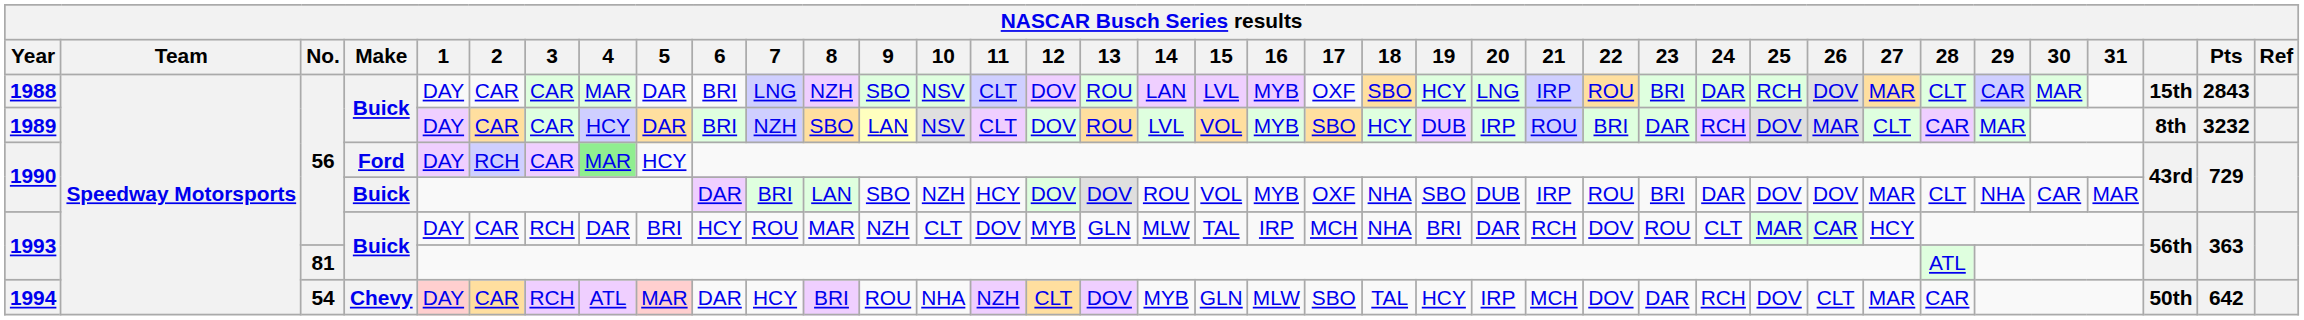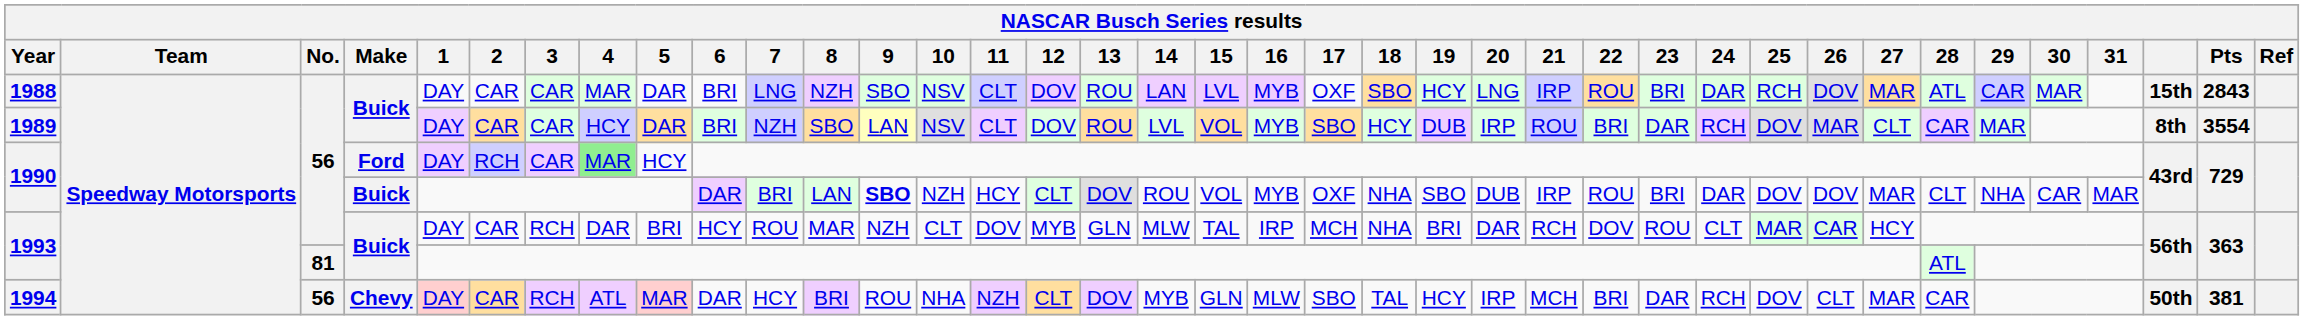(1947, 91) CLT -> (1947, 91) ATL
(2226, 125) 3232 -> (2226, 125) 3554
(888, 194) normal -> (888, 194) bold
(1053, 194) DOV -> (1053, 194) CLT
(323, 297) 54 -> (323, 297) 56
(1611, 297) DOV -> (1611, 297) BRI
(2226, 297) 642 -> (2226, 297) 381
